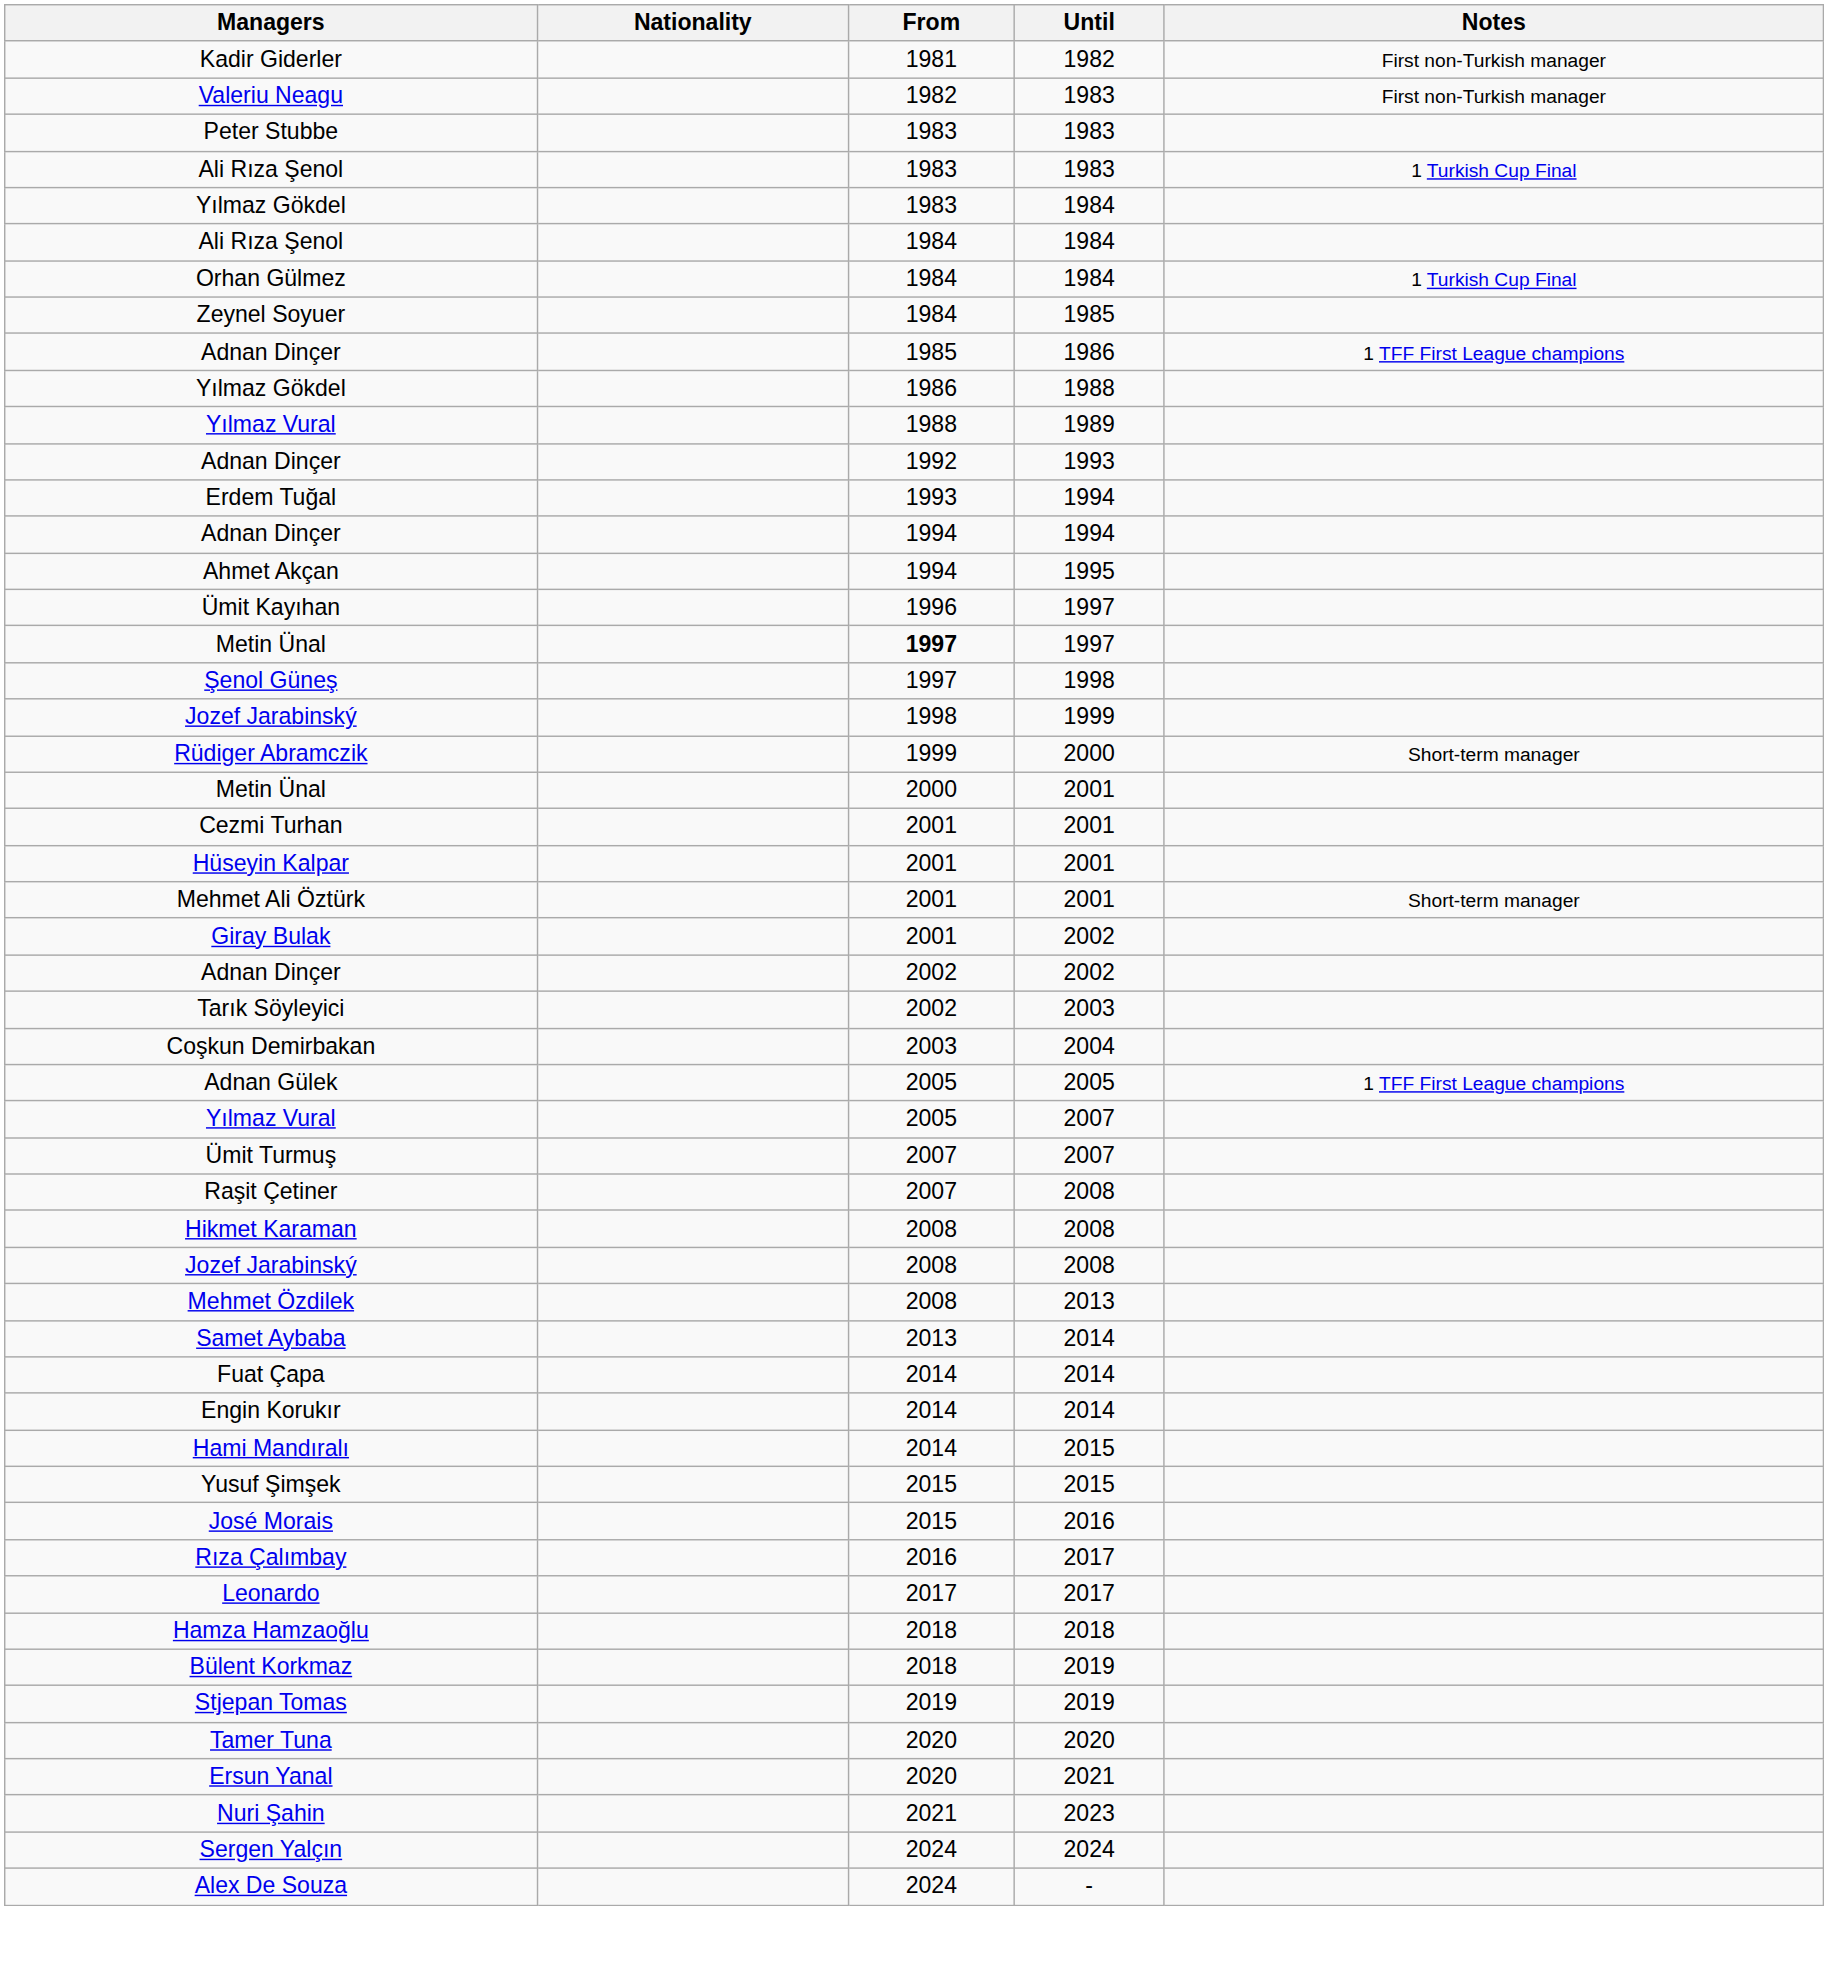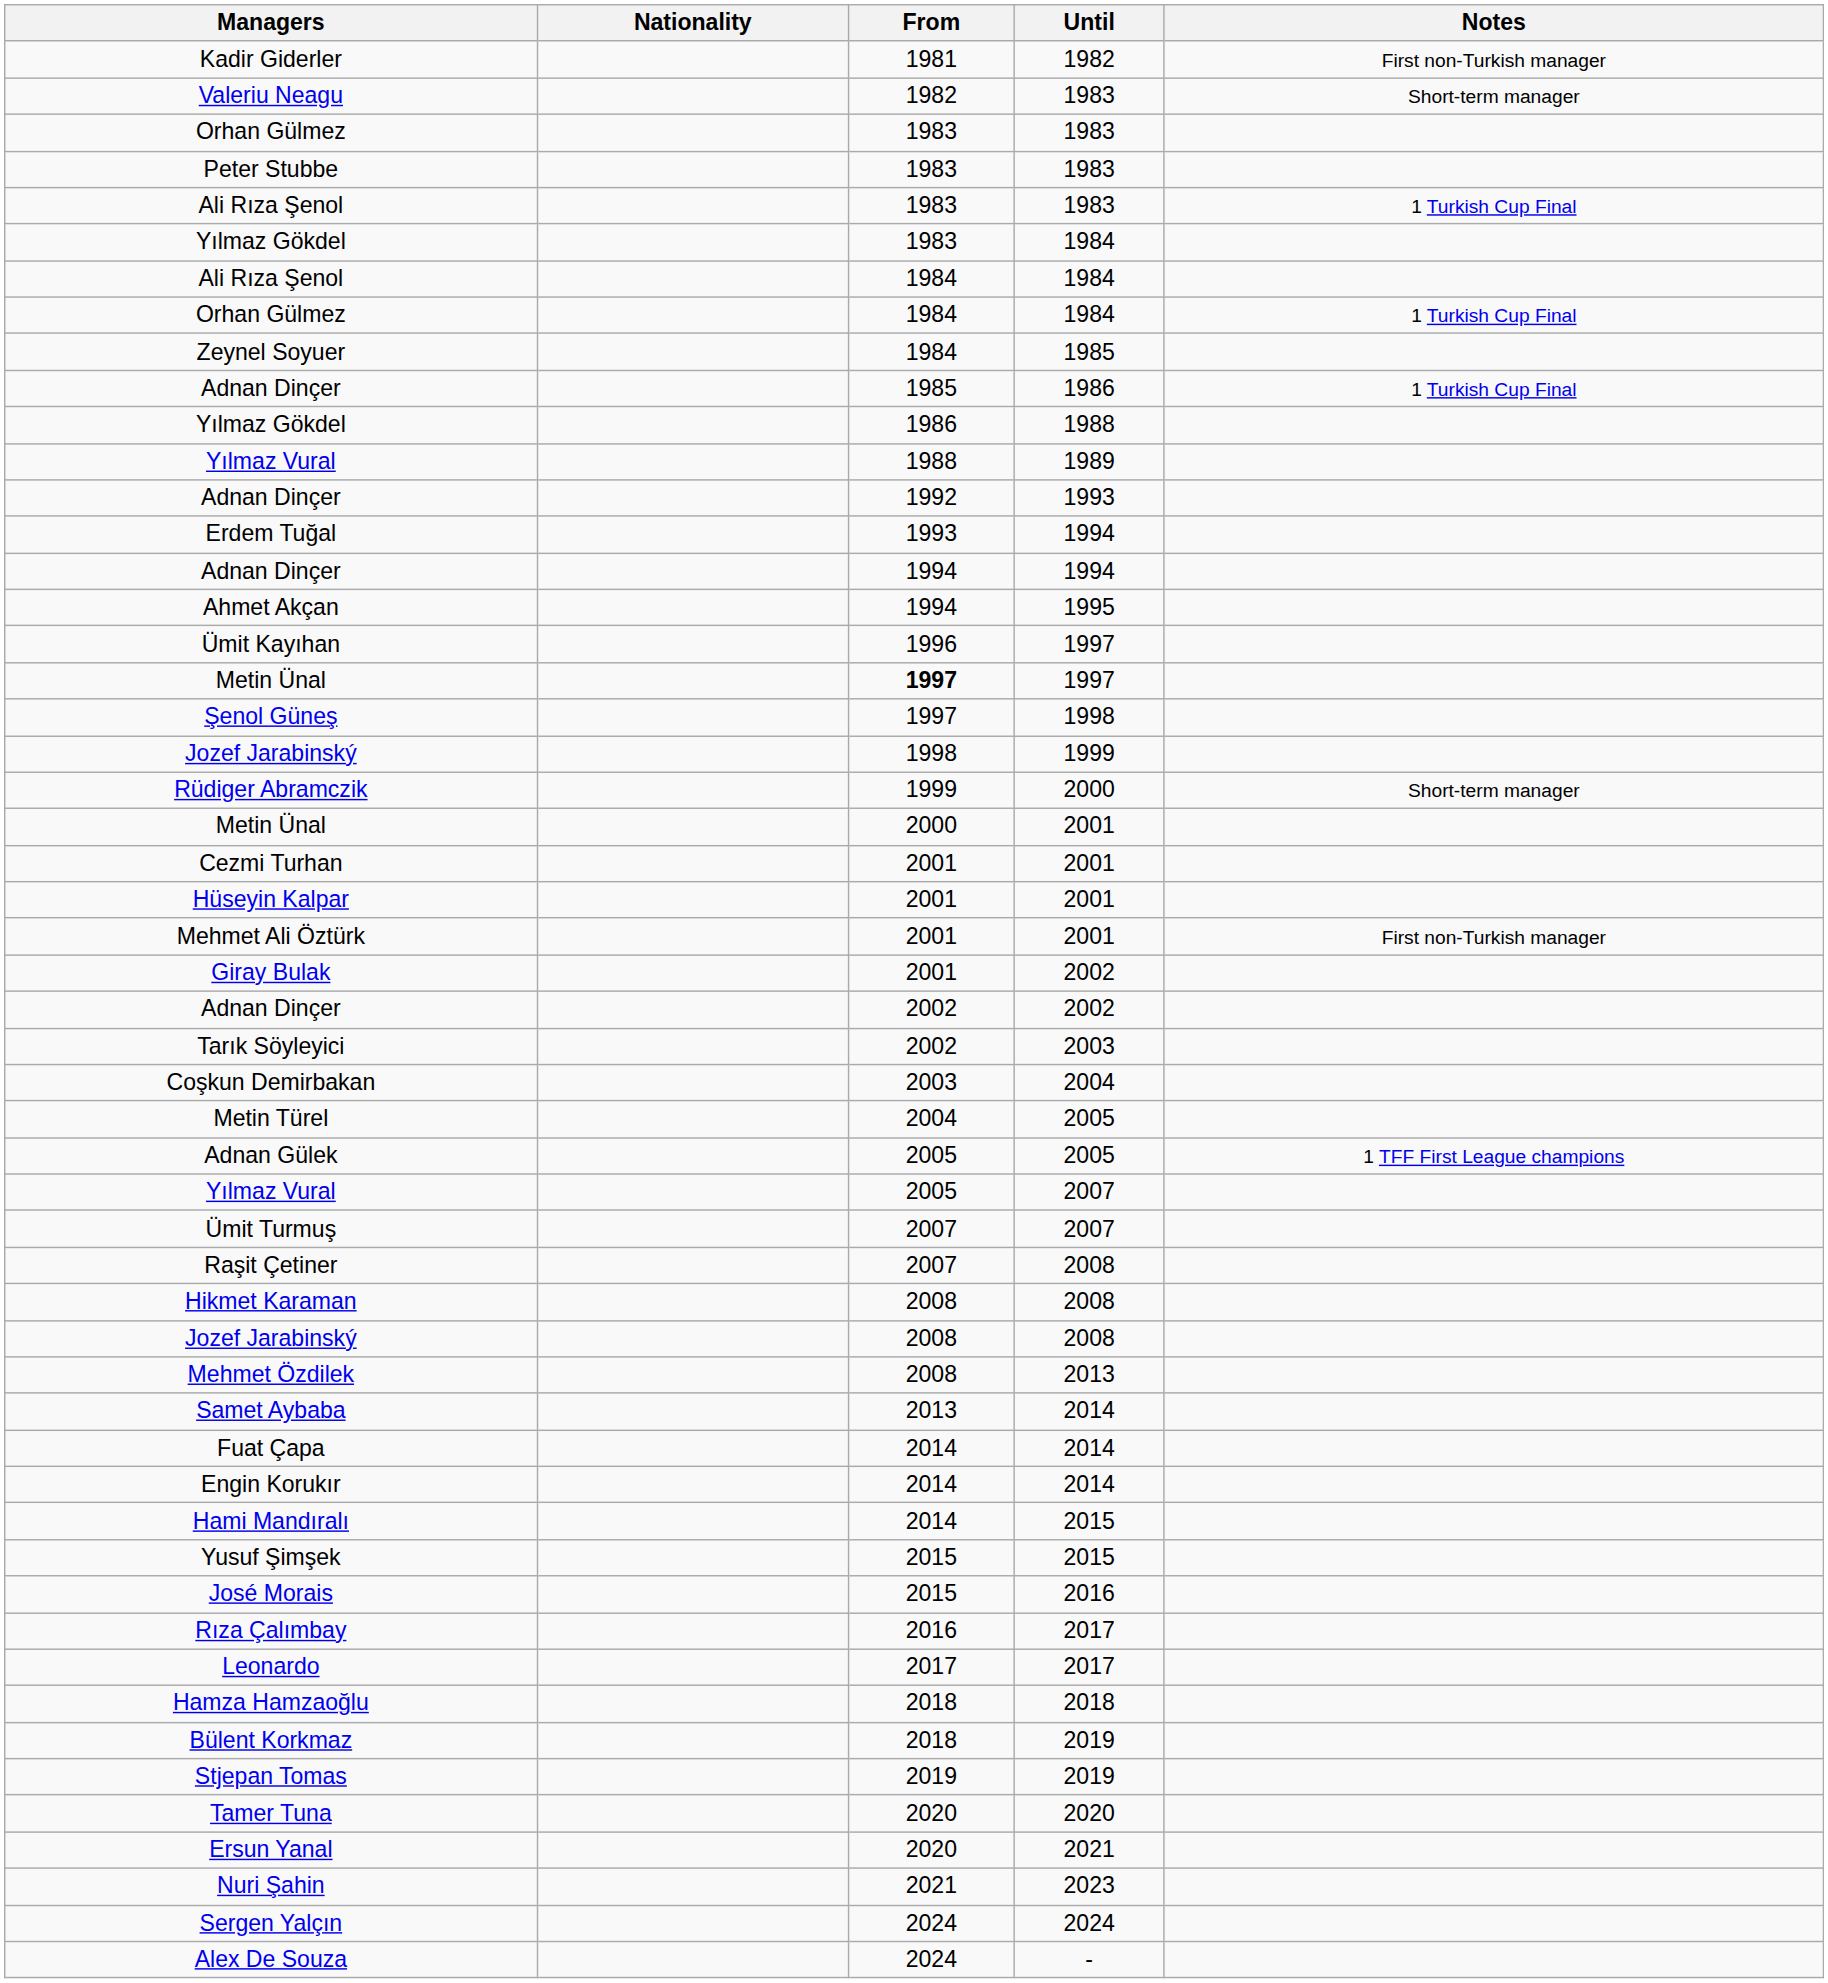(1494, 97) First non-Turkish manager -> (1494, 97) Short-term manager
+ row: (271, 132)
(1494, 353) 1 TFF First League champions -> (1494, 389) 1 Turkish Cup Final
(1494, 901) Short-term manager -> (1494, 937) First non-Turkish manager
+ row: (271, 1118)
